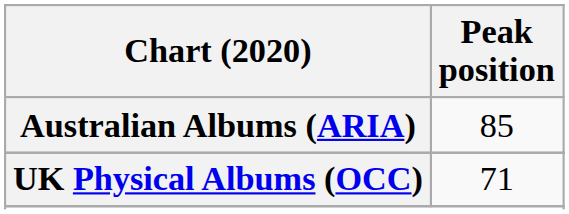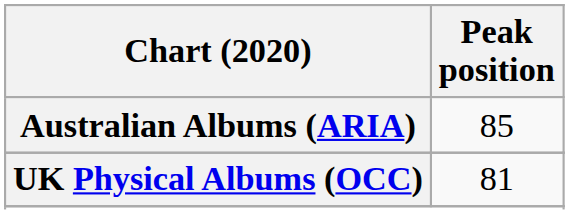(497, 178) 71 -> (497, 178) 81
